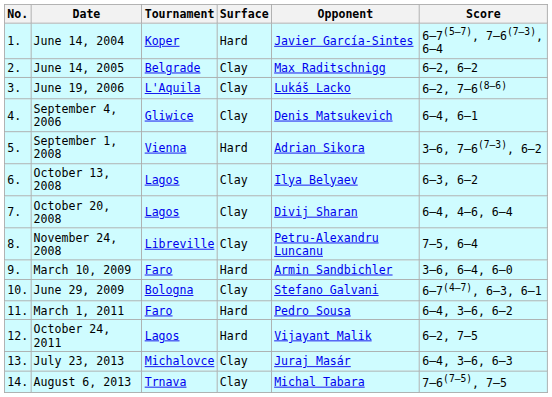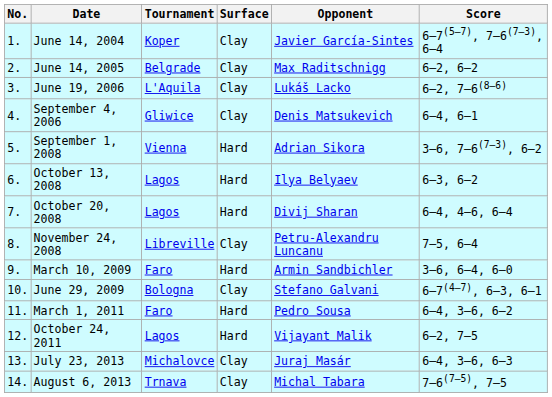(234, 41) Hard -> (234, 41) Clay
(234, 180) Clay -> (234, 180) Hard
(234, 212) Clay -> (234, 212) Hard
